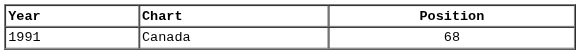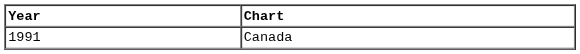- column: (452, 16)
